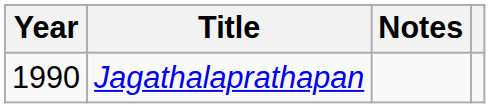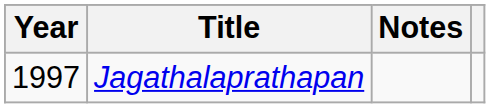(46, 77) 1990 -> (46, 77) 1997
